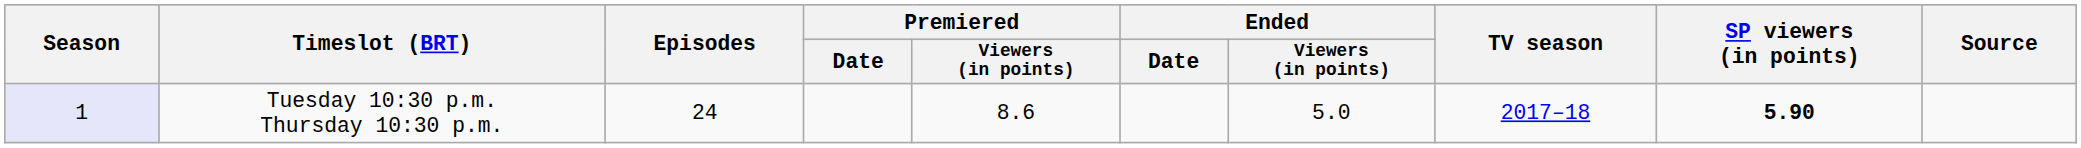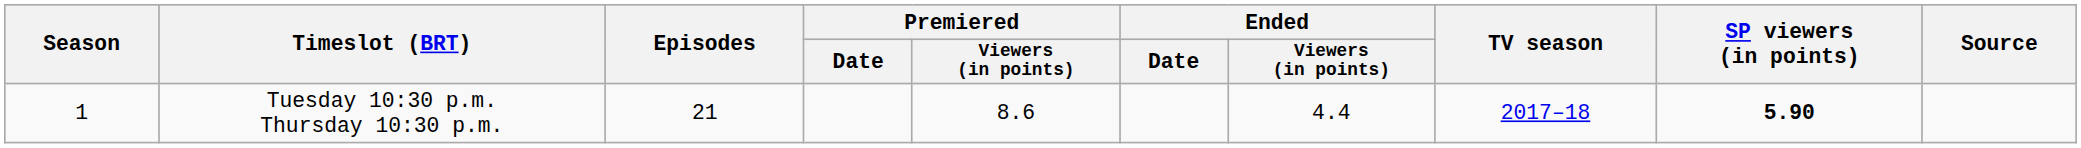(82, 113) lavender background -> (82, 113) no background
(705, 113) 24 -> (705, 113) 21
(1331, 113) 5.0 -> (1331, 113) 4.4
